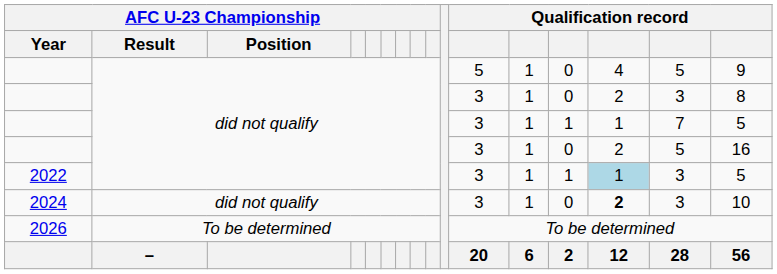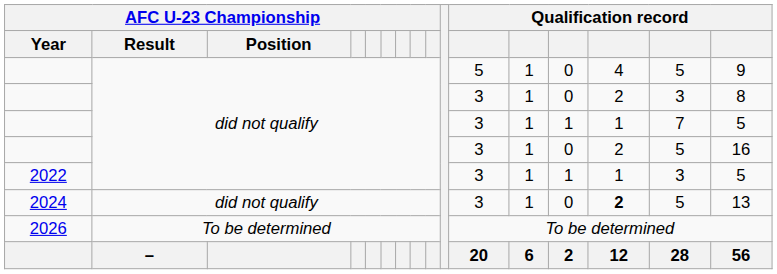(619, 176) lightblue background -> (619, 176) no background
(680, 202) 3 -> (680, 202) 5
(741, 202) 10 -> (741, 202) 13
